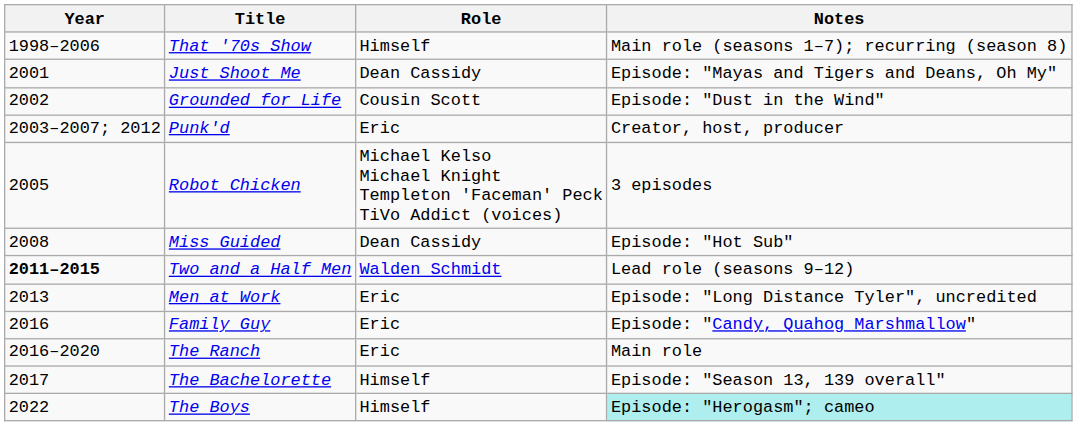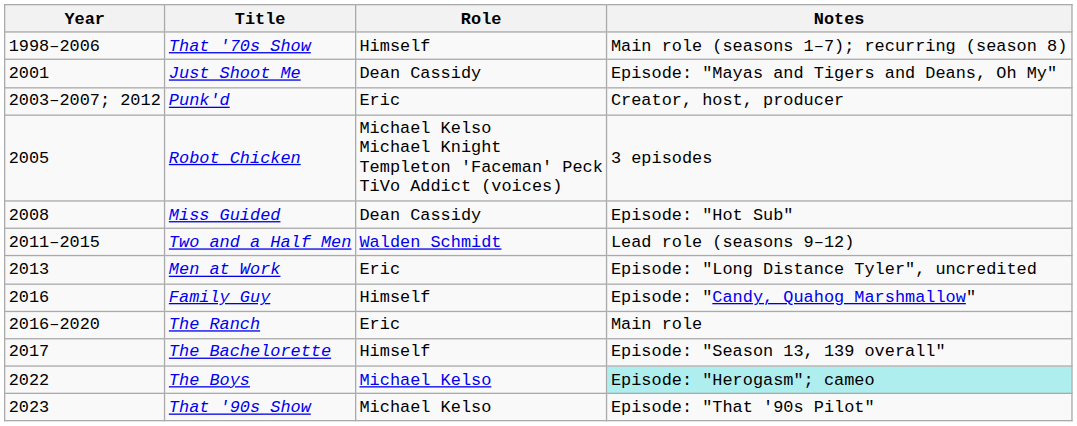- row: (255, 101)
(54, 270) bold -> (54, 242) normal
(380, 325) Eric -> (395, 297) Himself
(395, 407) Himself -> (425, 380) Michael Kelso
+ row: (240, 407)
